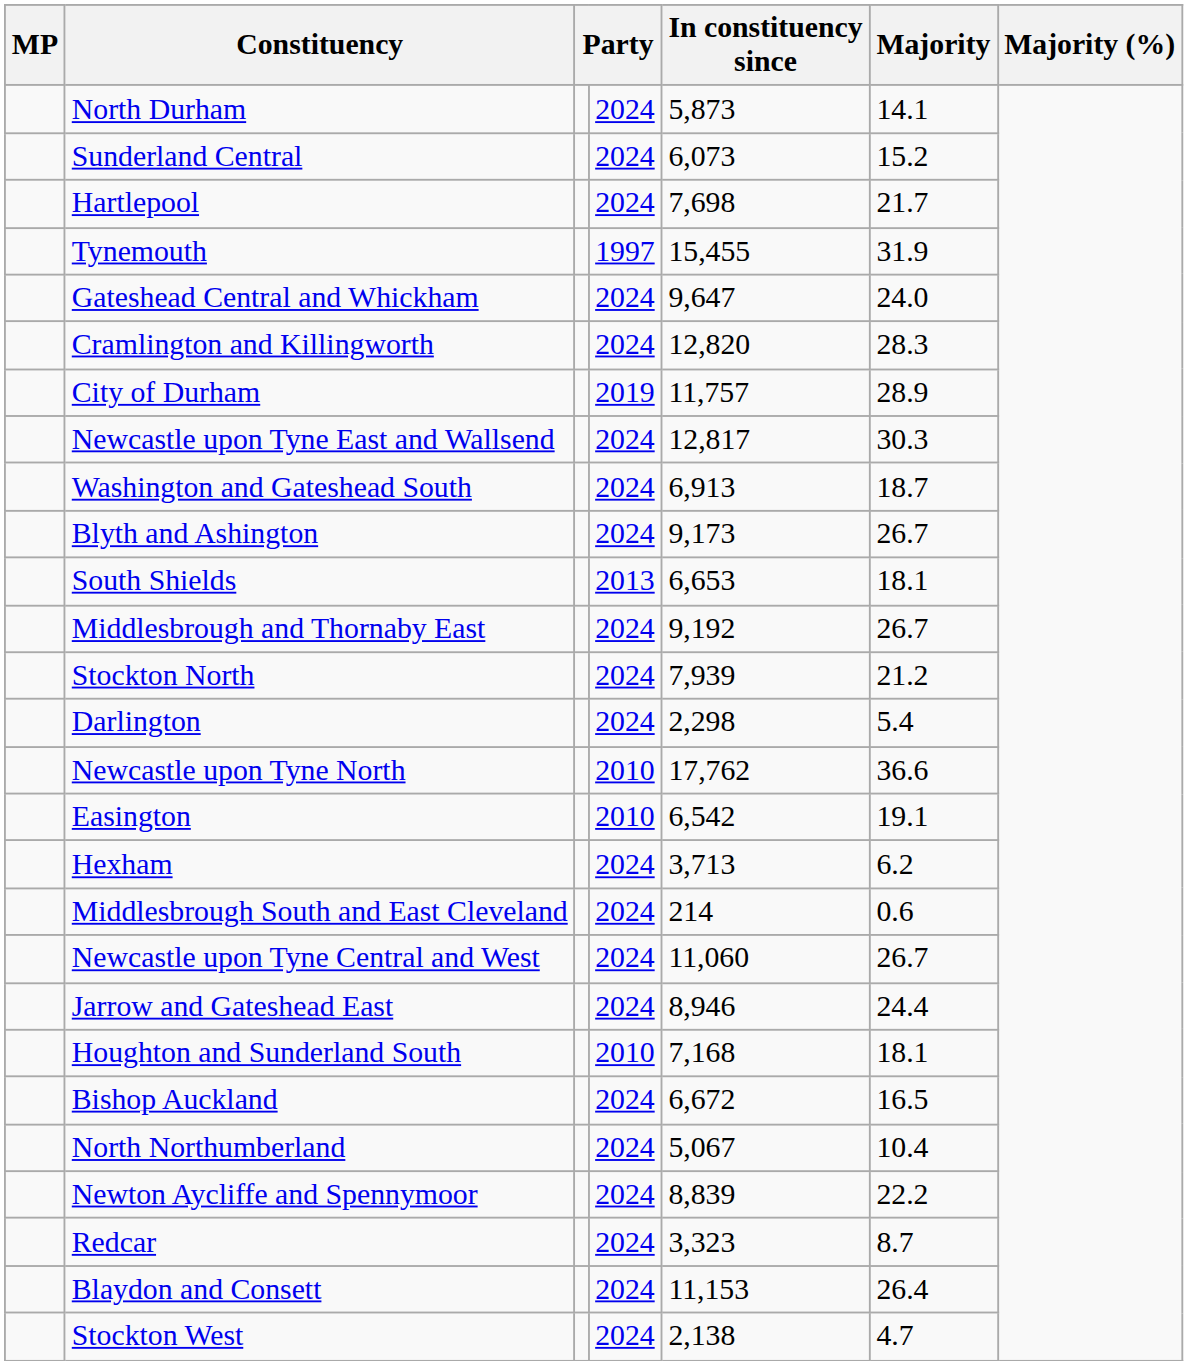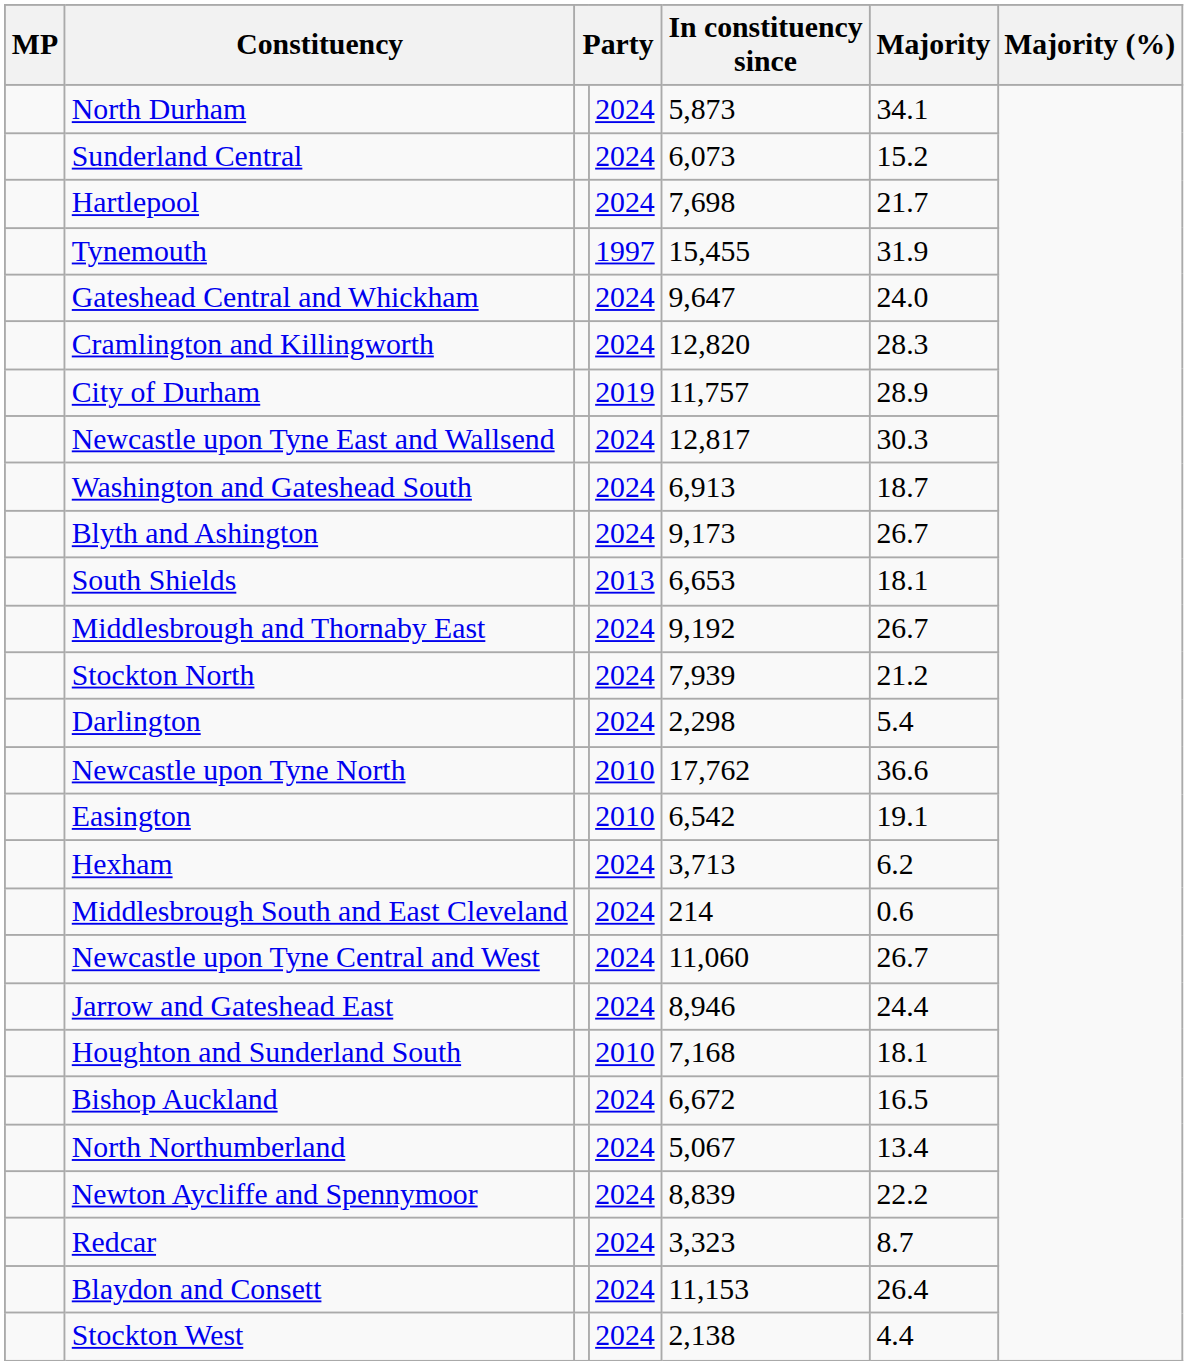(902, 108) 14.1 -> (902, 108) 34.1
(902, 1147) 10.4 -> (902, 1147) 13.4
(895, 1335) 4.7 -> (895, 1335) 4.4
